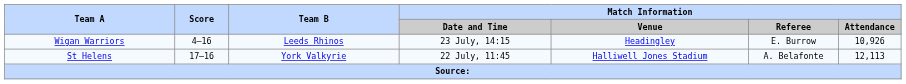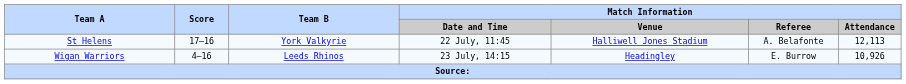rows swapped: (90, 57) <-> (90, 42)
